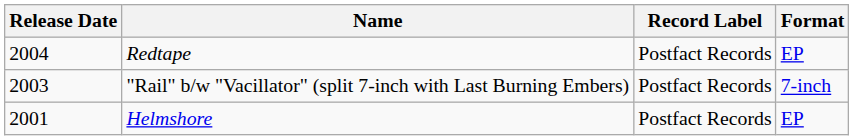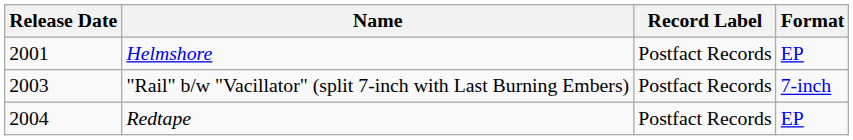rows swapped: (169, 118) <-> (159, 53)
